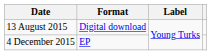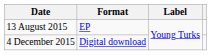(113, 27) Digital download -> (85, 27) EP
(85, 42) EP -> (113, 42) Digital download
